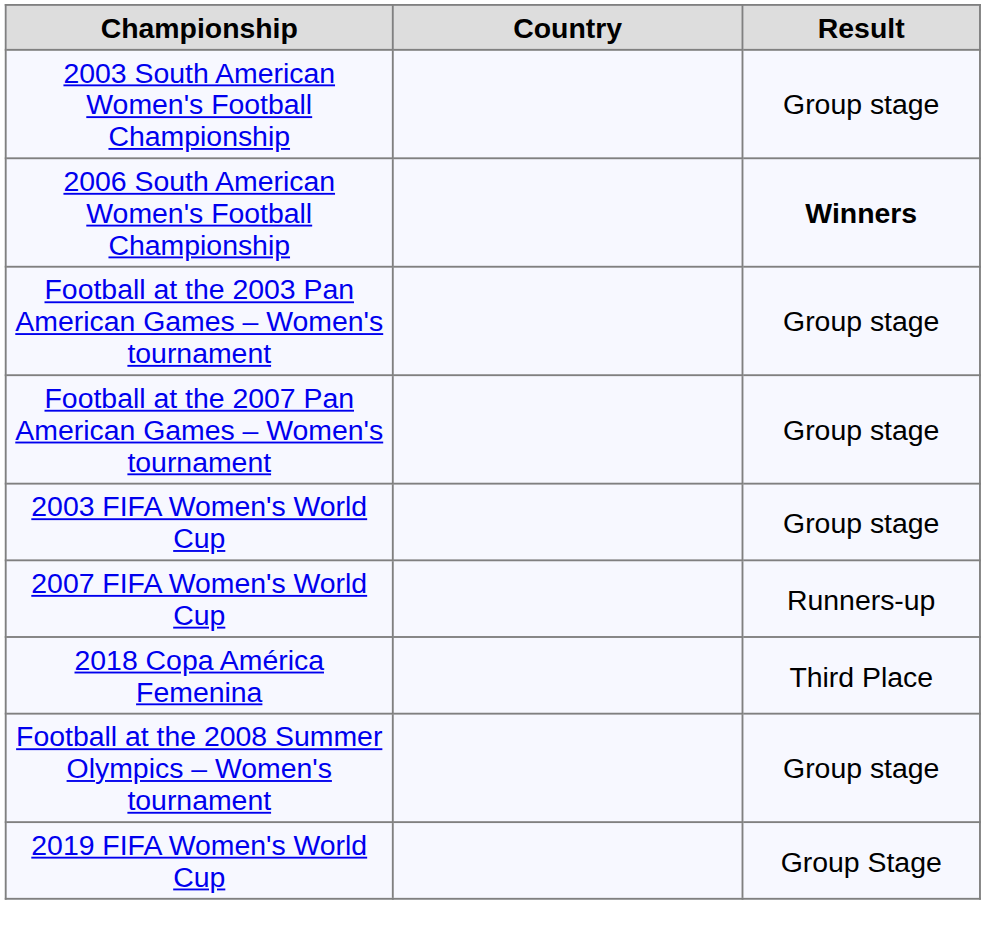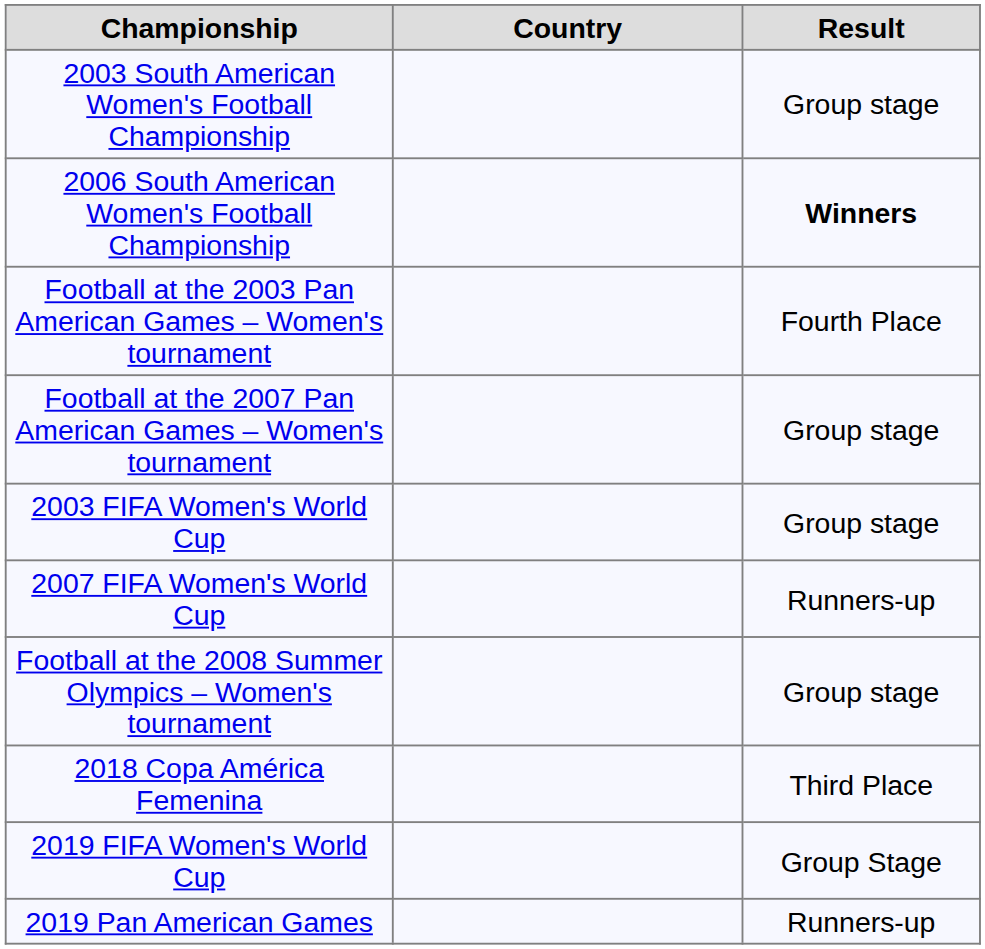(861, 321) Group stage -> (861, 321) Fourth Place
rows swapped: (199, 768) <-> (199, 675)
+ row: (199, 921)
